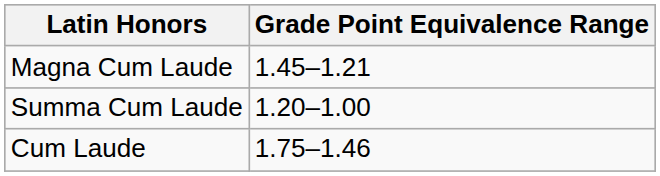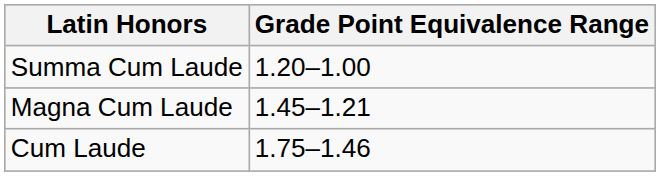rows swapped: (127, 107) <-> (122, 66)
